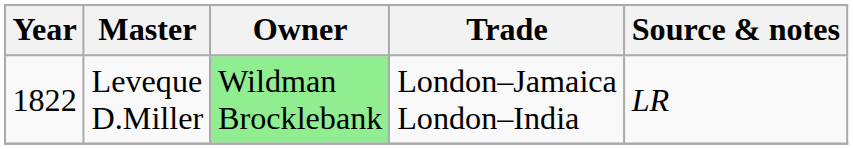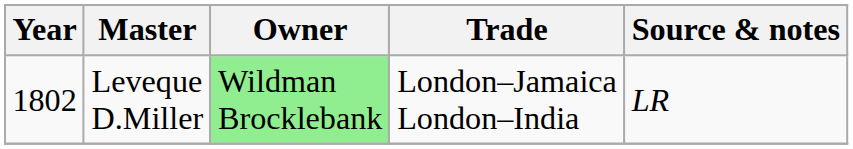(45, 99) 1822 -> (45, 99) 1802
